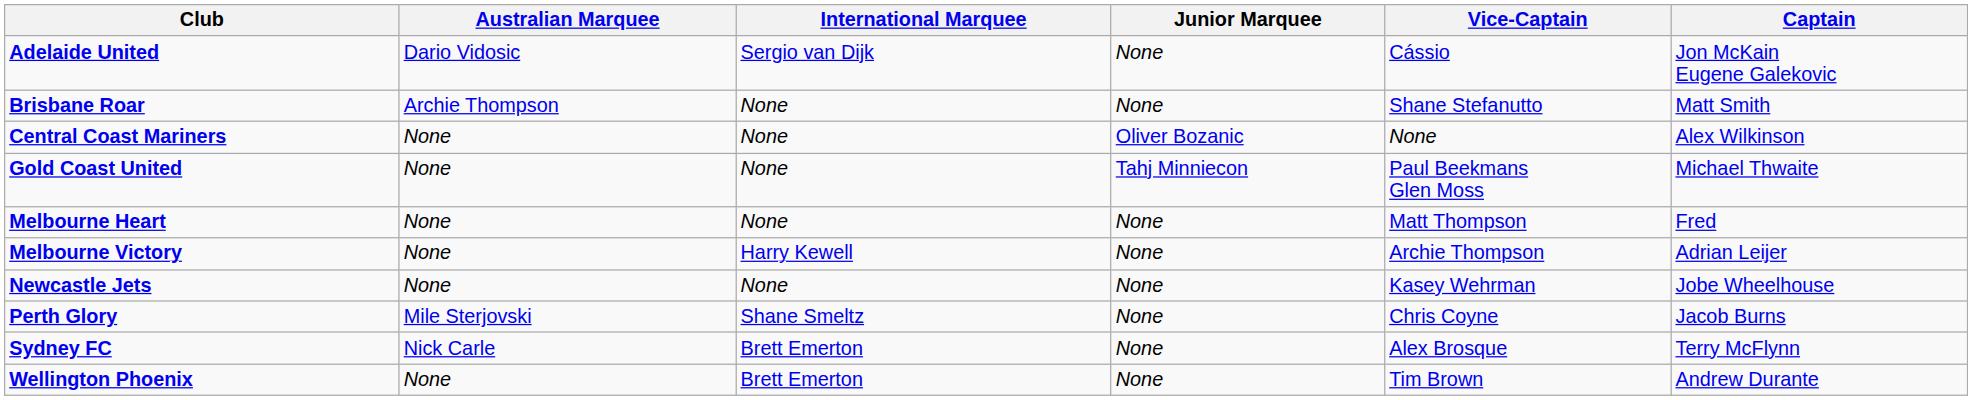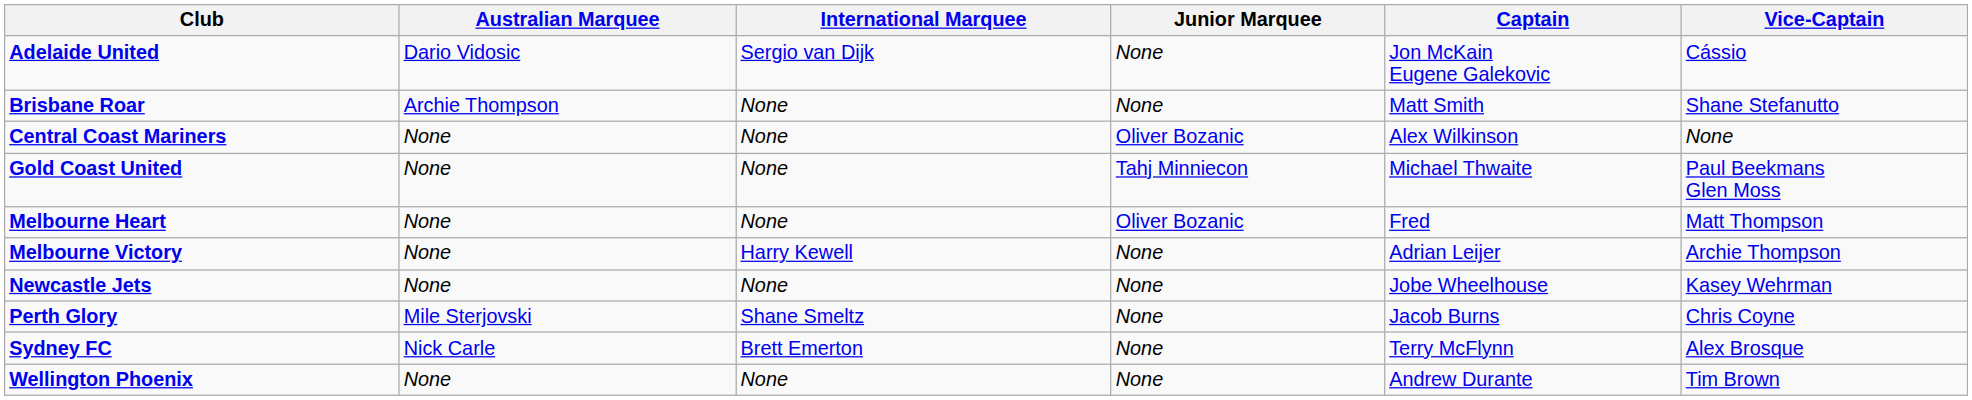columns swapped: (1819, 20) <-> (1528, 20)
(1139, 222) None -> (1180, 222) Oliver Bozanic
(802, 379) Brett Emerton -> (764, 379) None
